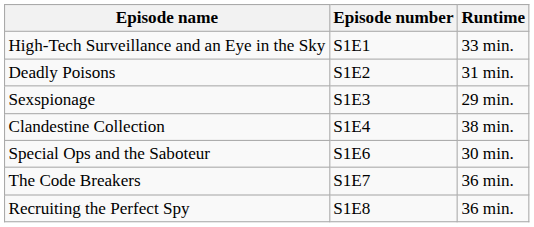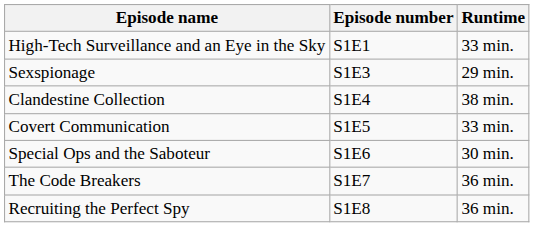- row: (62, 72)
+ row: (89, 126)
